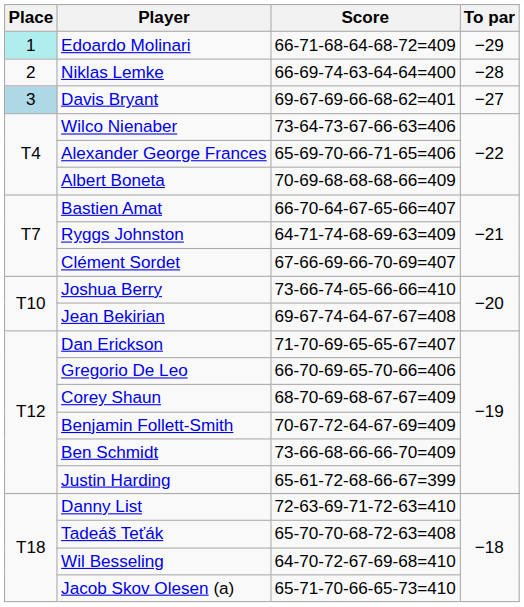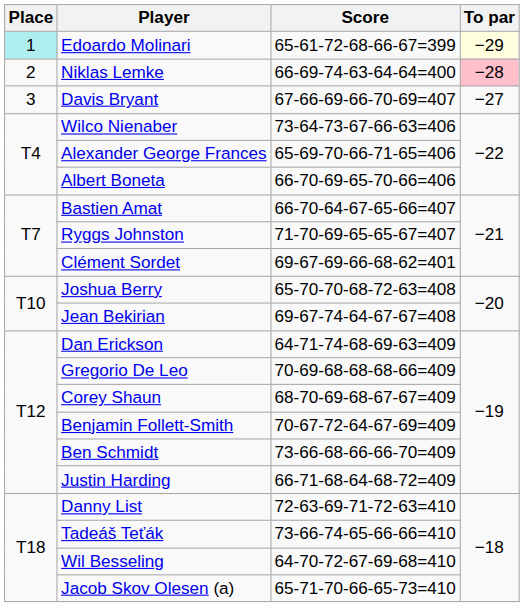(365, 45) 66-71-68-64-68-72=409 -> (365, 45) 65-61-72-68-66-67=399
(489, 45) no background -> (489, 45) lightyellow background
(489, 72) no background -> (489, 72) pink background
(31, 99) lightblue background -> (31, 99) no background
(365, 99) 69-67-69-66-68-62=401 -> (365, 99) 67-66-69-66-70-69=407
(365, 180) 70-69-68-68-68-66=409 -> (365, 180) 66-70-69-65-70-66=406
(365, 235) 64-71-74-68-69-63=409 -> (365, 235) 71-70-69-65-65-67=407
(365, 262) 67-66-69-66-70-69=407 -> (365, 262) 69-67-69-66-68-62=401
(365, 289) 73-66-74-65-66-66=410 -> (365, 289) 65-70-70-68-72-63=408
(365, 343) 71-70-69-65-65-67=407 -> (365, 343) 64-71-74-68-69-63=409
(365, 371) 66-70-69-65-70-66=406 -> (365, 371) 70-69-68-68-68-66=409
(365, 479) 65-61-72-68-66-67=399 -> (365, 479) 66-71-68-64-68-72=409
(365, 533) 65-70-70-68-72-63=408 -> (365, 533) 73-66-74-65-66-66=410
